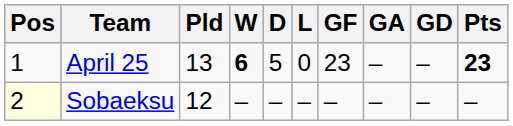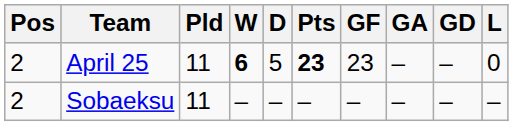columns swapped: (305, 23) <-> (483, 23)
(17, 62) 1 -> (17, 62) 2
(199, 62) 13 -> (198, 62) 11
(17, 100) lightyellow background -> (17, 100) no background
(199, 100) 12 -> (198, 100) 11
